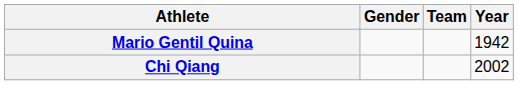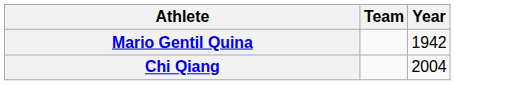- column: (392, 17)
(492, 67) 2002 -> (429, 67) 2004
